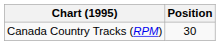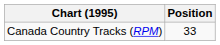(190, 31) 30 -> (190, 31) 33
